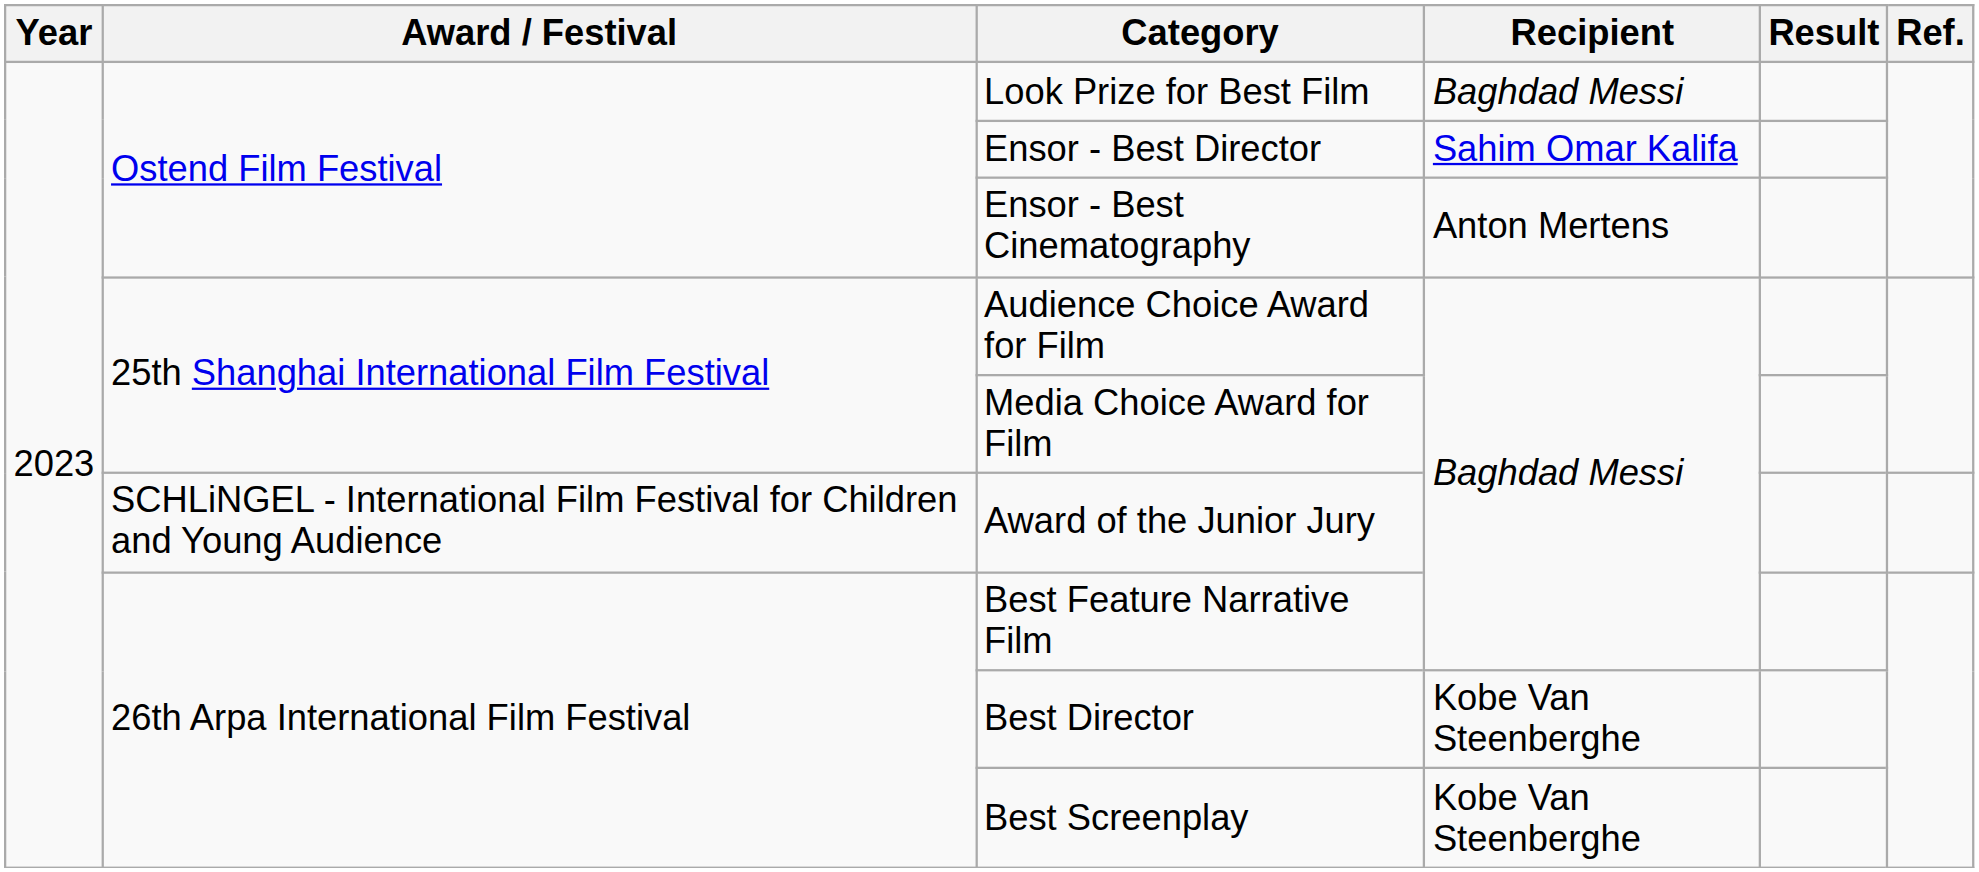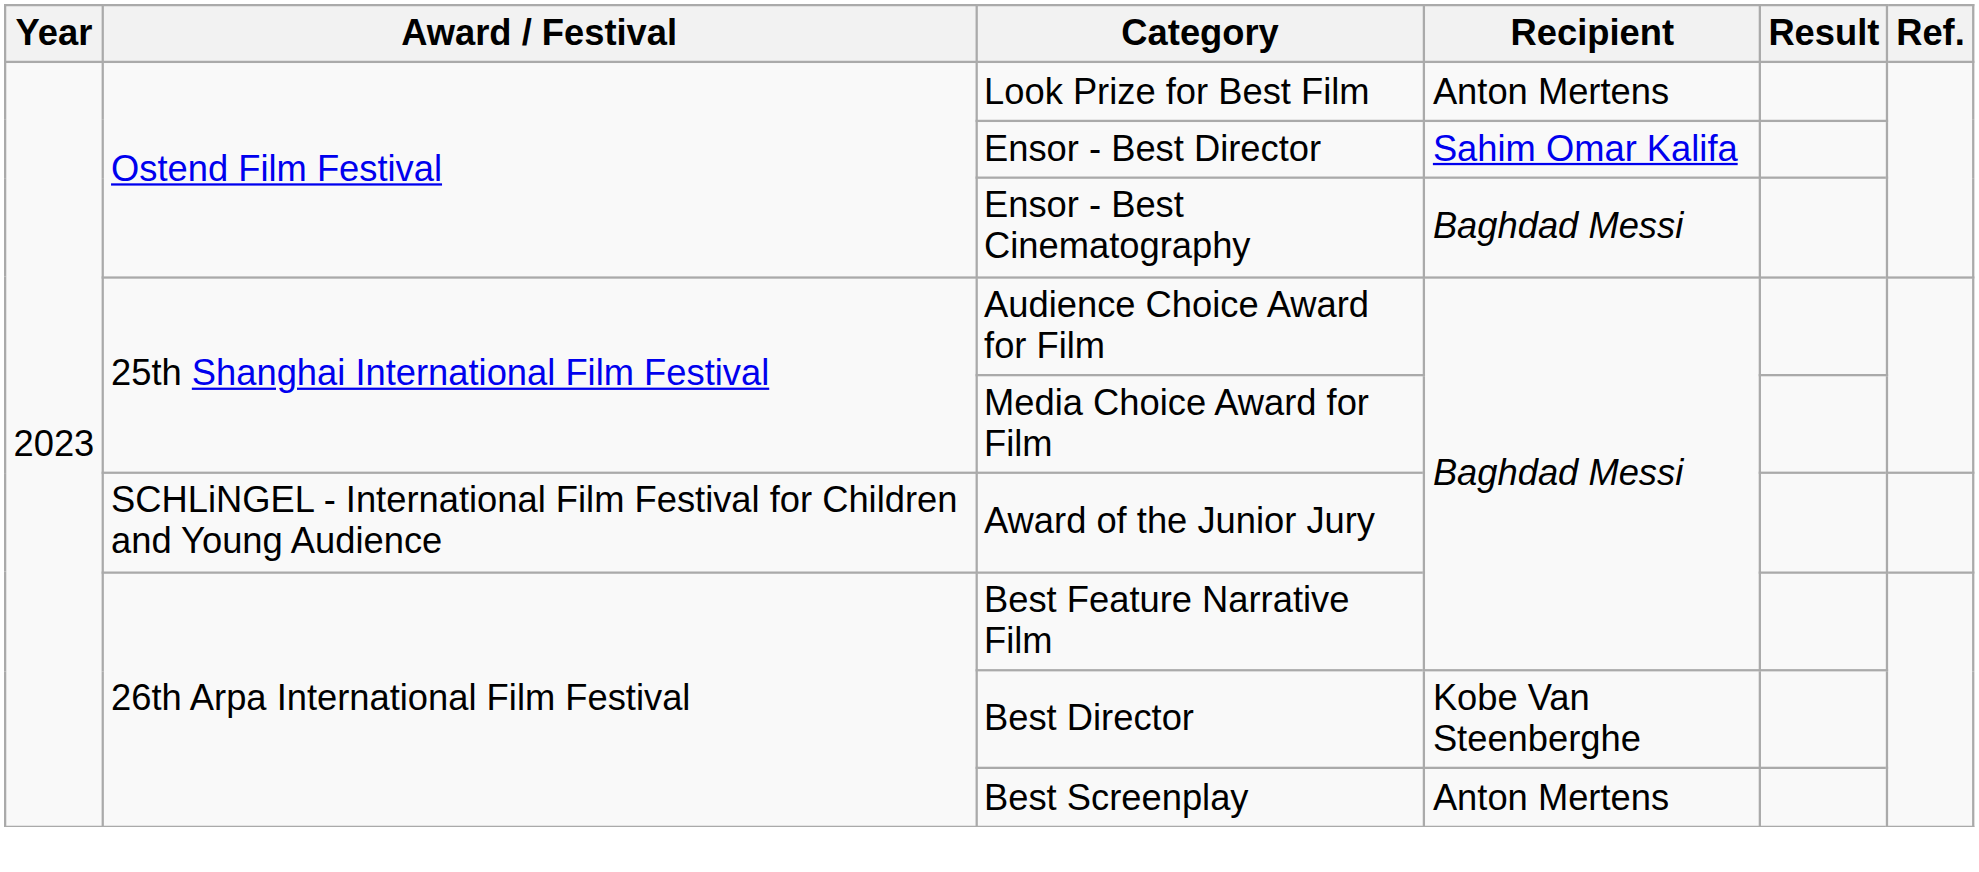(1558, 90) Baghdad Messi -> (1551, 90) Anton Mertens
(1551, 226) Anton Mertens -> (1558, 226) Baghdad Messi
(1537, 817) Kobe Van Steenberghe -> (1551, 796) Anton Mertens
